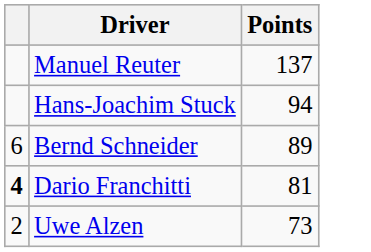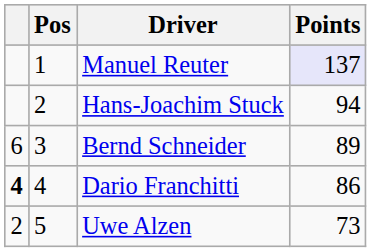+ column: (52, 24)
(294, 65) no background -> (342, 65) lavender background
(300, 186) 81 -> (348, 186) 86
